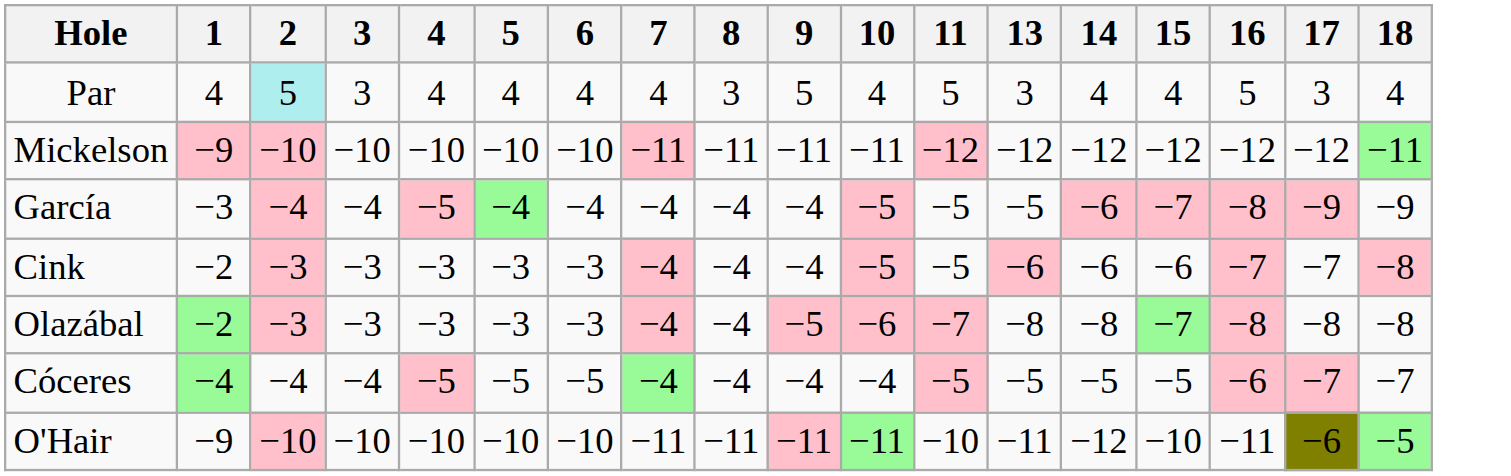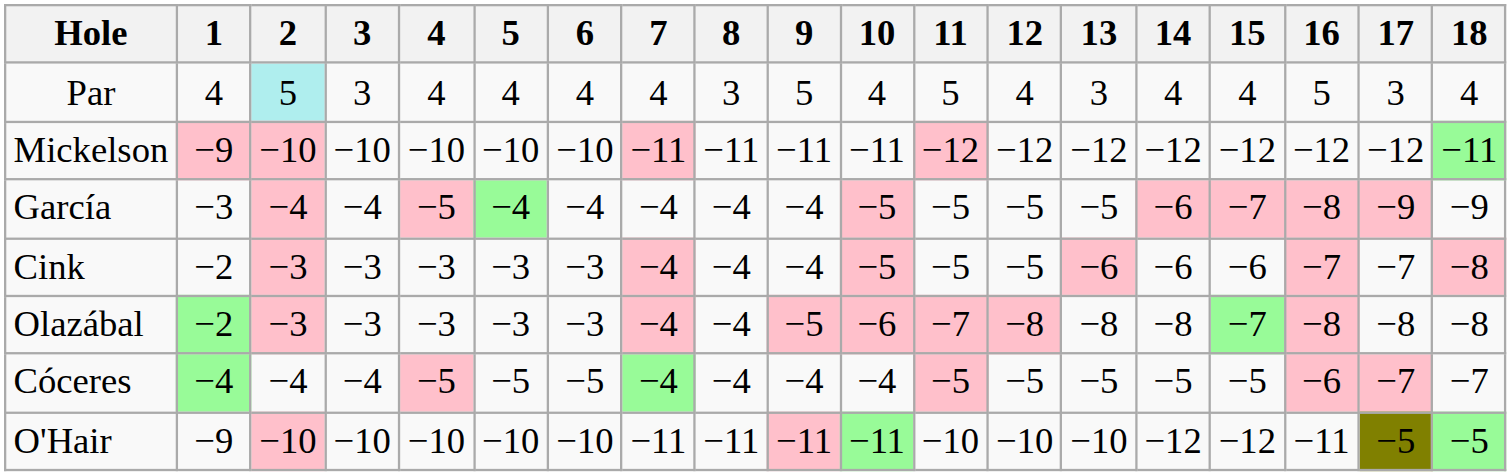+ column: (1025, 33)
(1025, 440) −11 -> (1099, 440) −10
(1173, 440) −10 -> (1247, 440) −12
(1322, 440) −6 -> (1396, 440) −5
